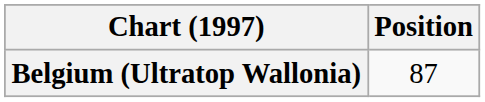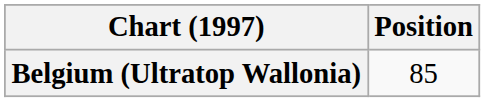(424, 72) 87 -> (424, 72) 85
